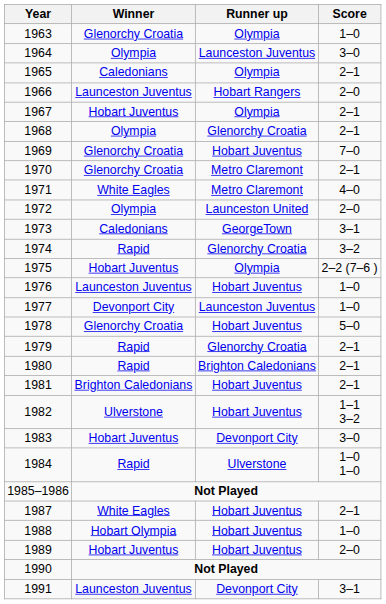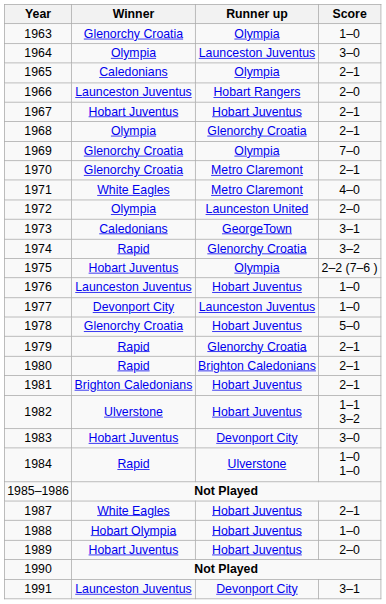(257, 111) Olympia -> (257, 111) Hobart Juventus
(257, 151) Hobart Juventus -> (257, 151) Olympia
